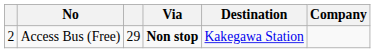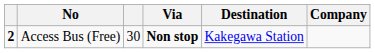(11, 36) normal -> (11, 36) bold
(133, 36) 29 -> (133, 36) 30
